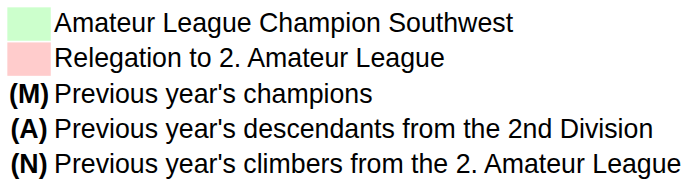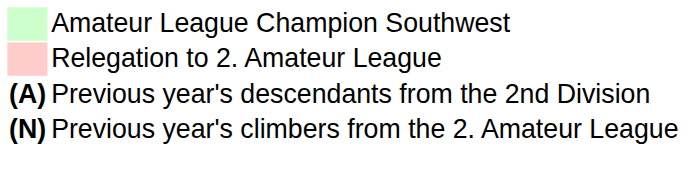- row: (213, 93)
